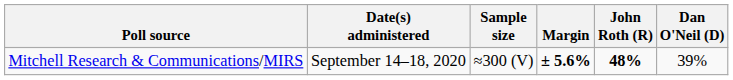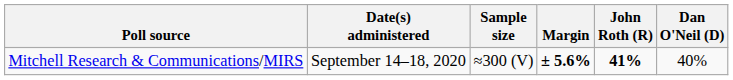(625, 61) 48% -> (625, 61) 41%
(692, 61) 39% -> (692, 61) 40%
